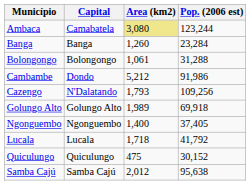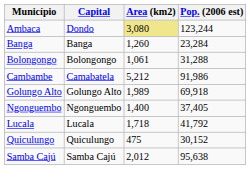(90, 28) Camabatela -> (80, 28) Dondo
(80, 76) Dondo -> (90, 76) Camabatela
- row: (24, 92)
